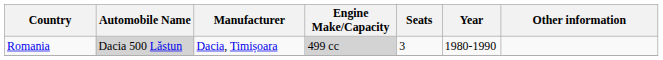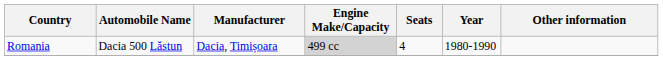(140, 45) lightgrey background -> (140, 45) no background
(402, 45) 3 -> (402, 45) 4
